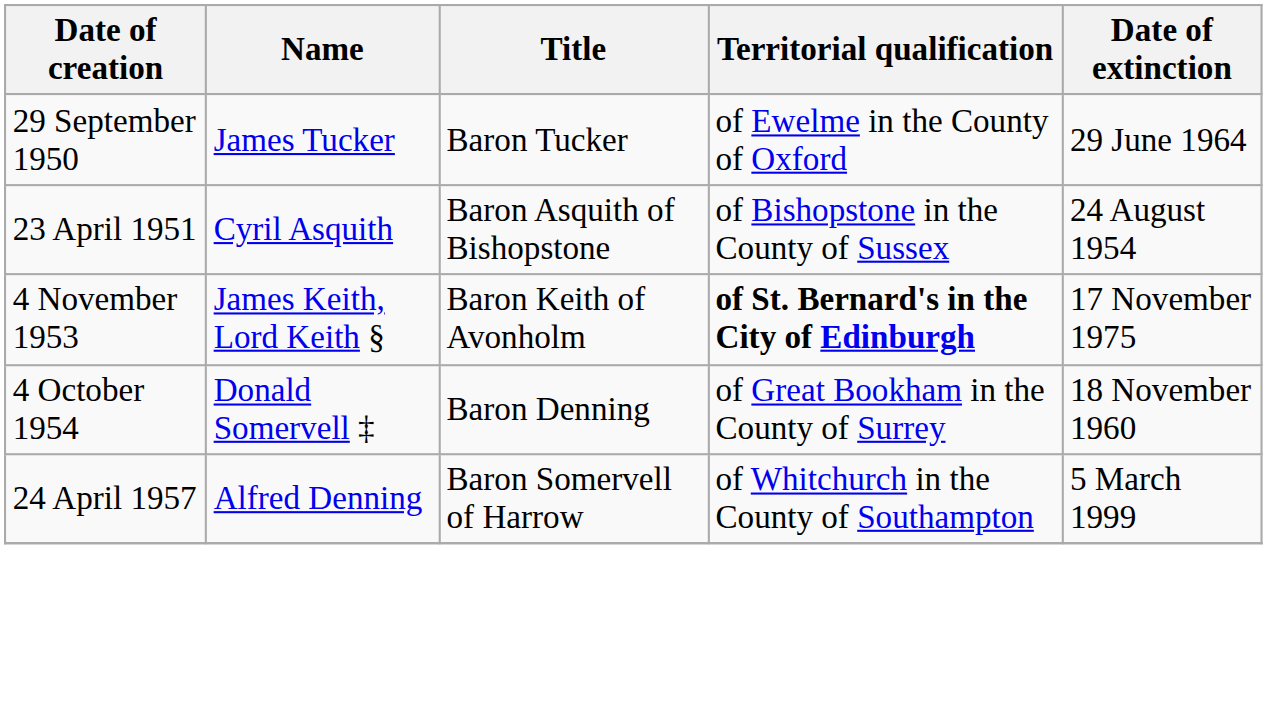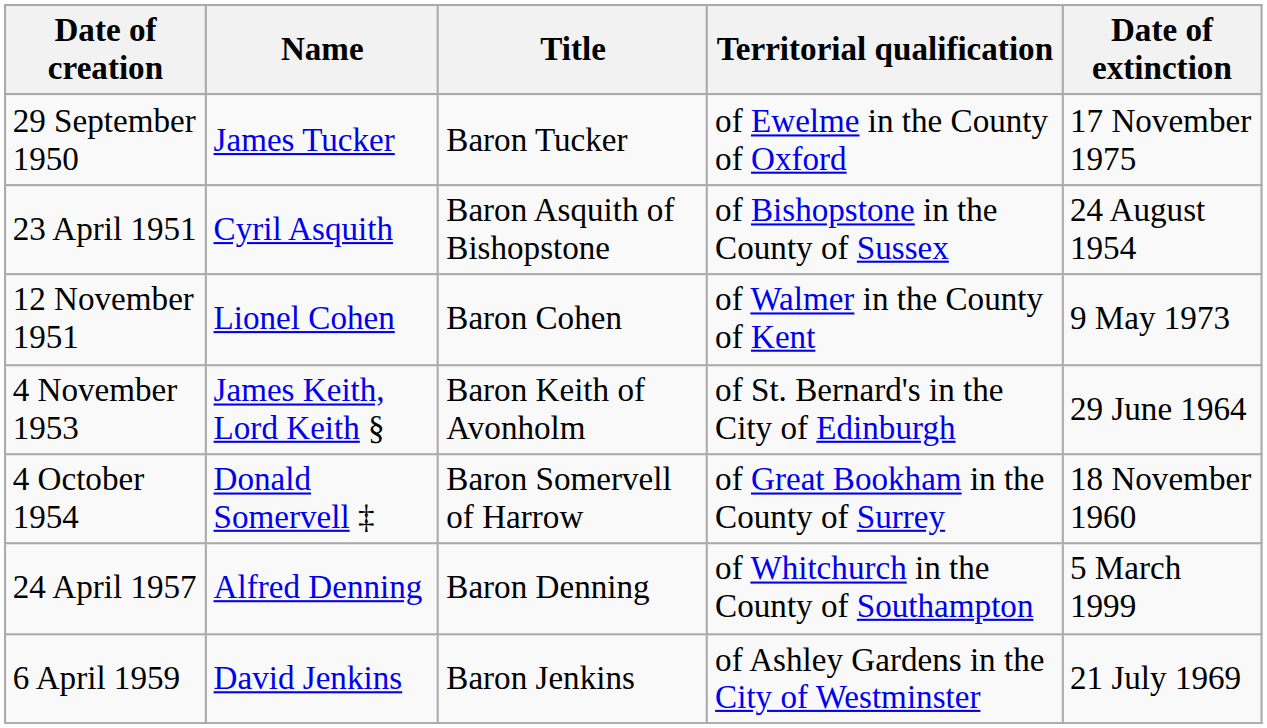(1158, 139) 29 June 1964 -> (1161, 139) 17 November 1975
+ row: (103, 318)
(871, 318) bold -> (859, 408) normal
(1161, 318) 17 November 1975 -> (1158, 408) 29 June 1964
(548, 408) Baron Denning -> (559, 498) Baron Somervell of Harrow
(559, 498) Baron Somervell of Harrow -> (548, 588) Baron Denning
+ row: (96, 677)
